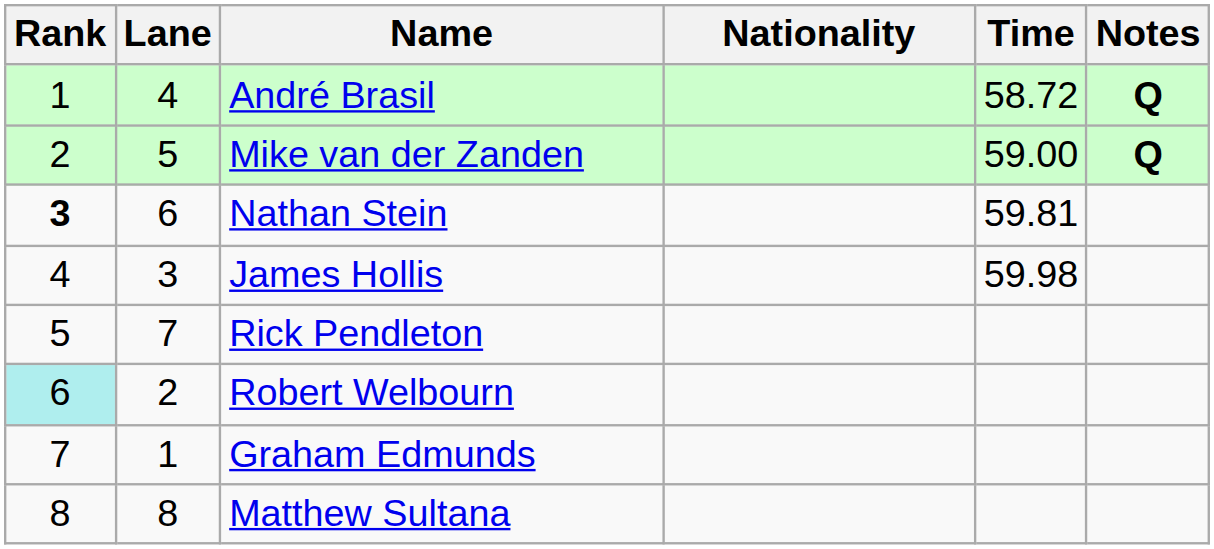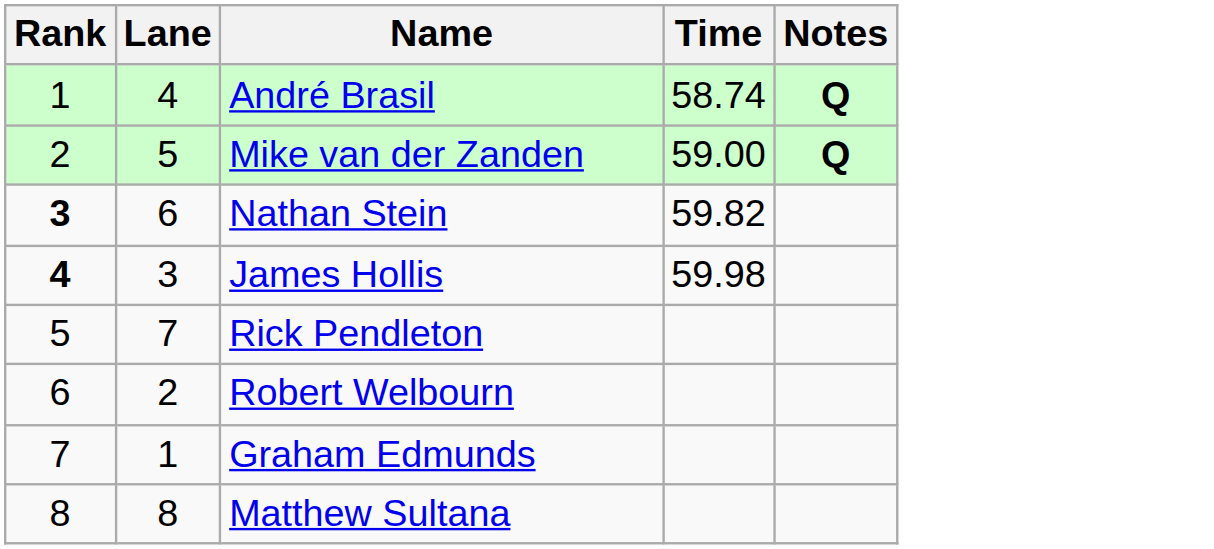- column: (819, 34)
(1031, 94) 58.72 -> (719, 94) 58.74
(1031, 214) 59.81 -> (719, 214) 59.82
(60, 273) normal -> (60, 273) bold
(60, 393) paleturquoise background -> (60, 393) no background
